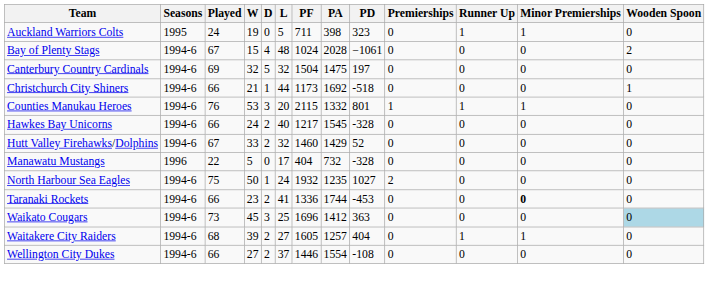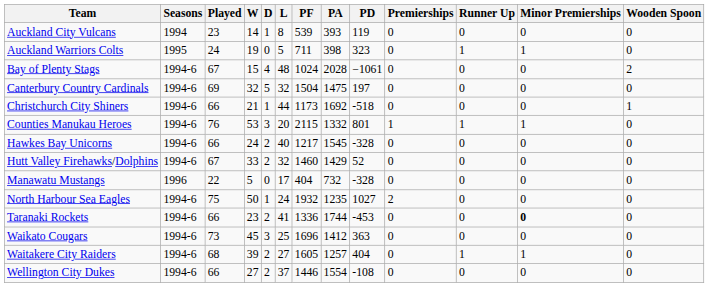+ row: (61, 32)
(629, 217) lightblue background -> (629, 236) no background
